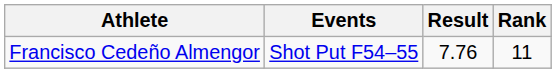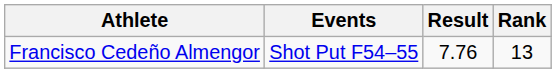(522, 52) 11 -> (522, 52) 13
